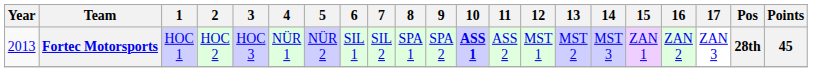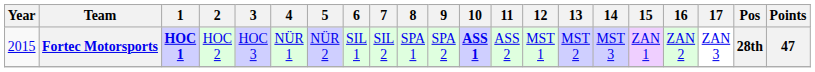(22, 46) 2013 -> (22, 46) 2015
(179, 46) normal -> (180, 46) bold
(786, 46) 45 -> (788, 46) 47
